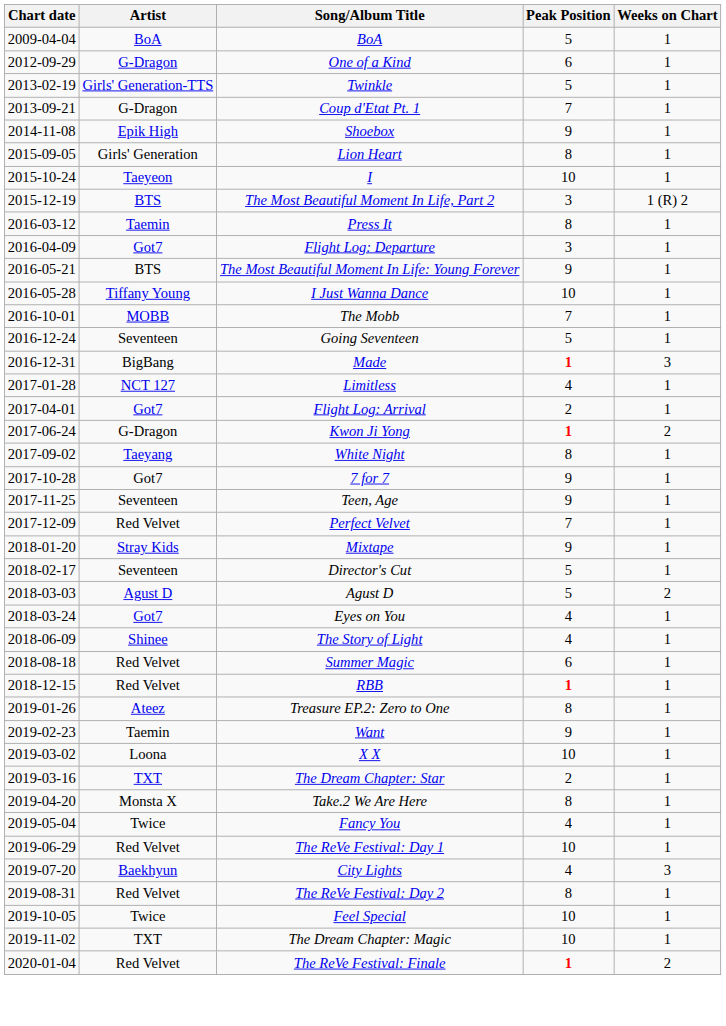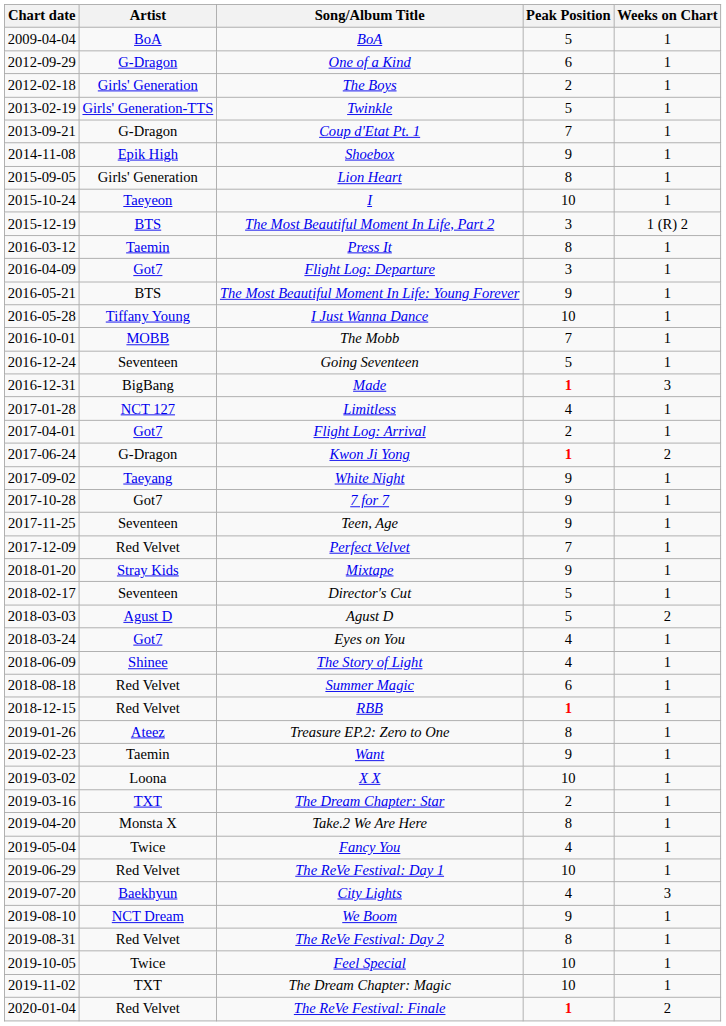+ row: (370, 85)
(568, 454) 8 -> (568, 477) 9
+ row: (370, 916)
